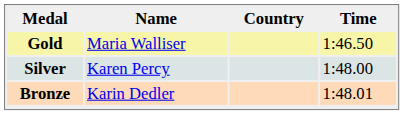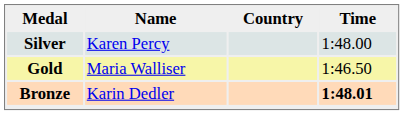rows swapped: (45, 43) <-> (45, 68)
(348, 93) normal -> (347, 93) bold
